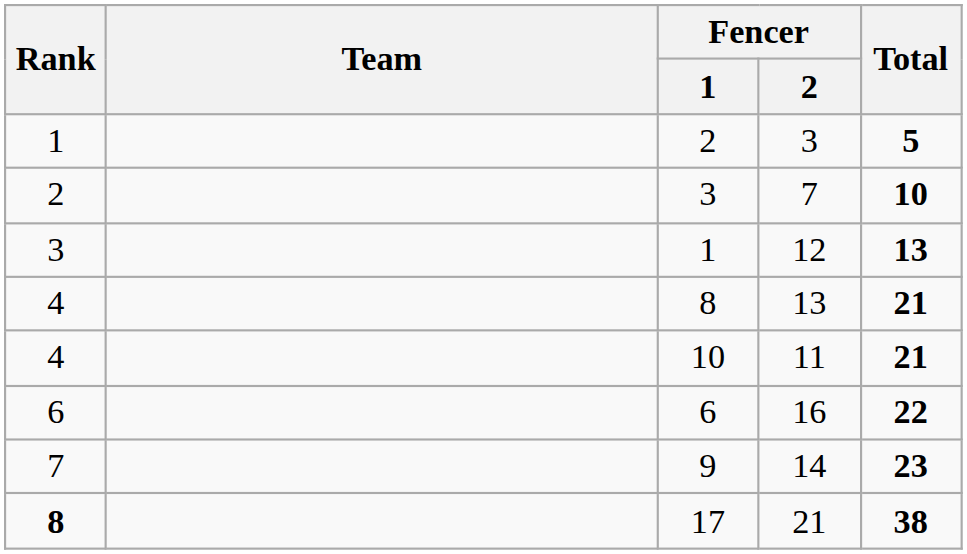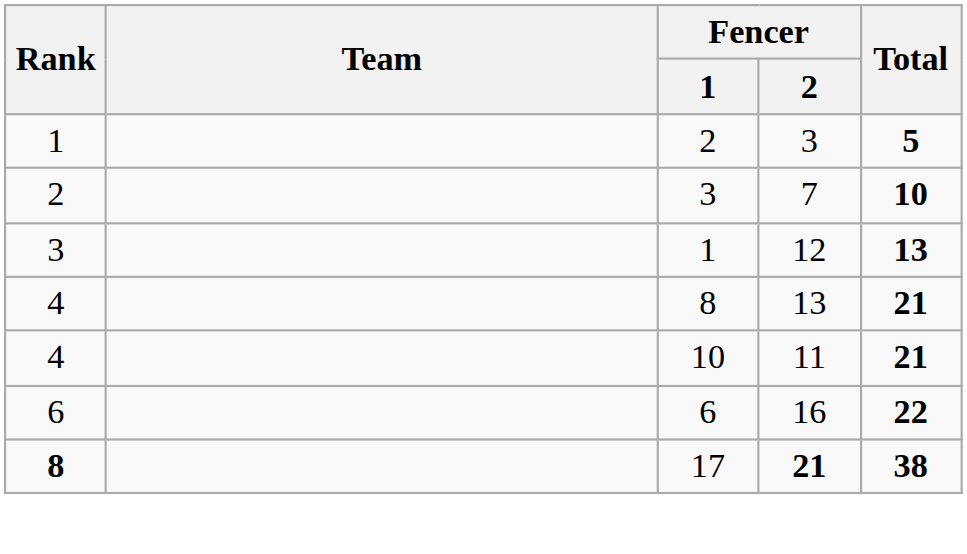- row: (708, 466)
(809, 520) normal -> (809, 466) bold
